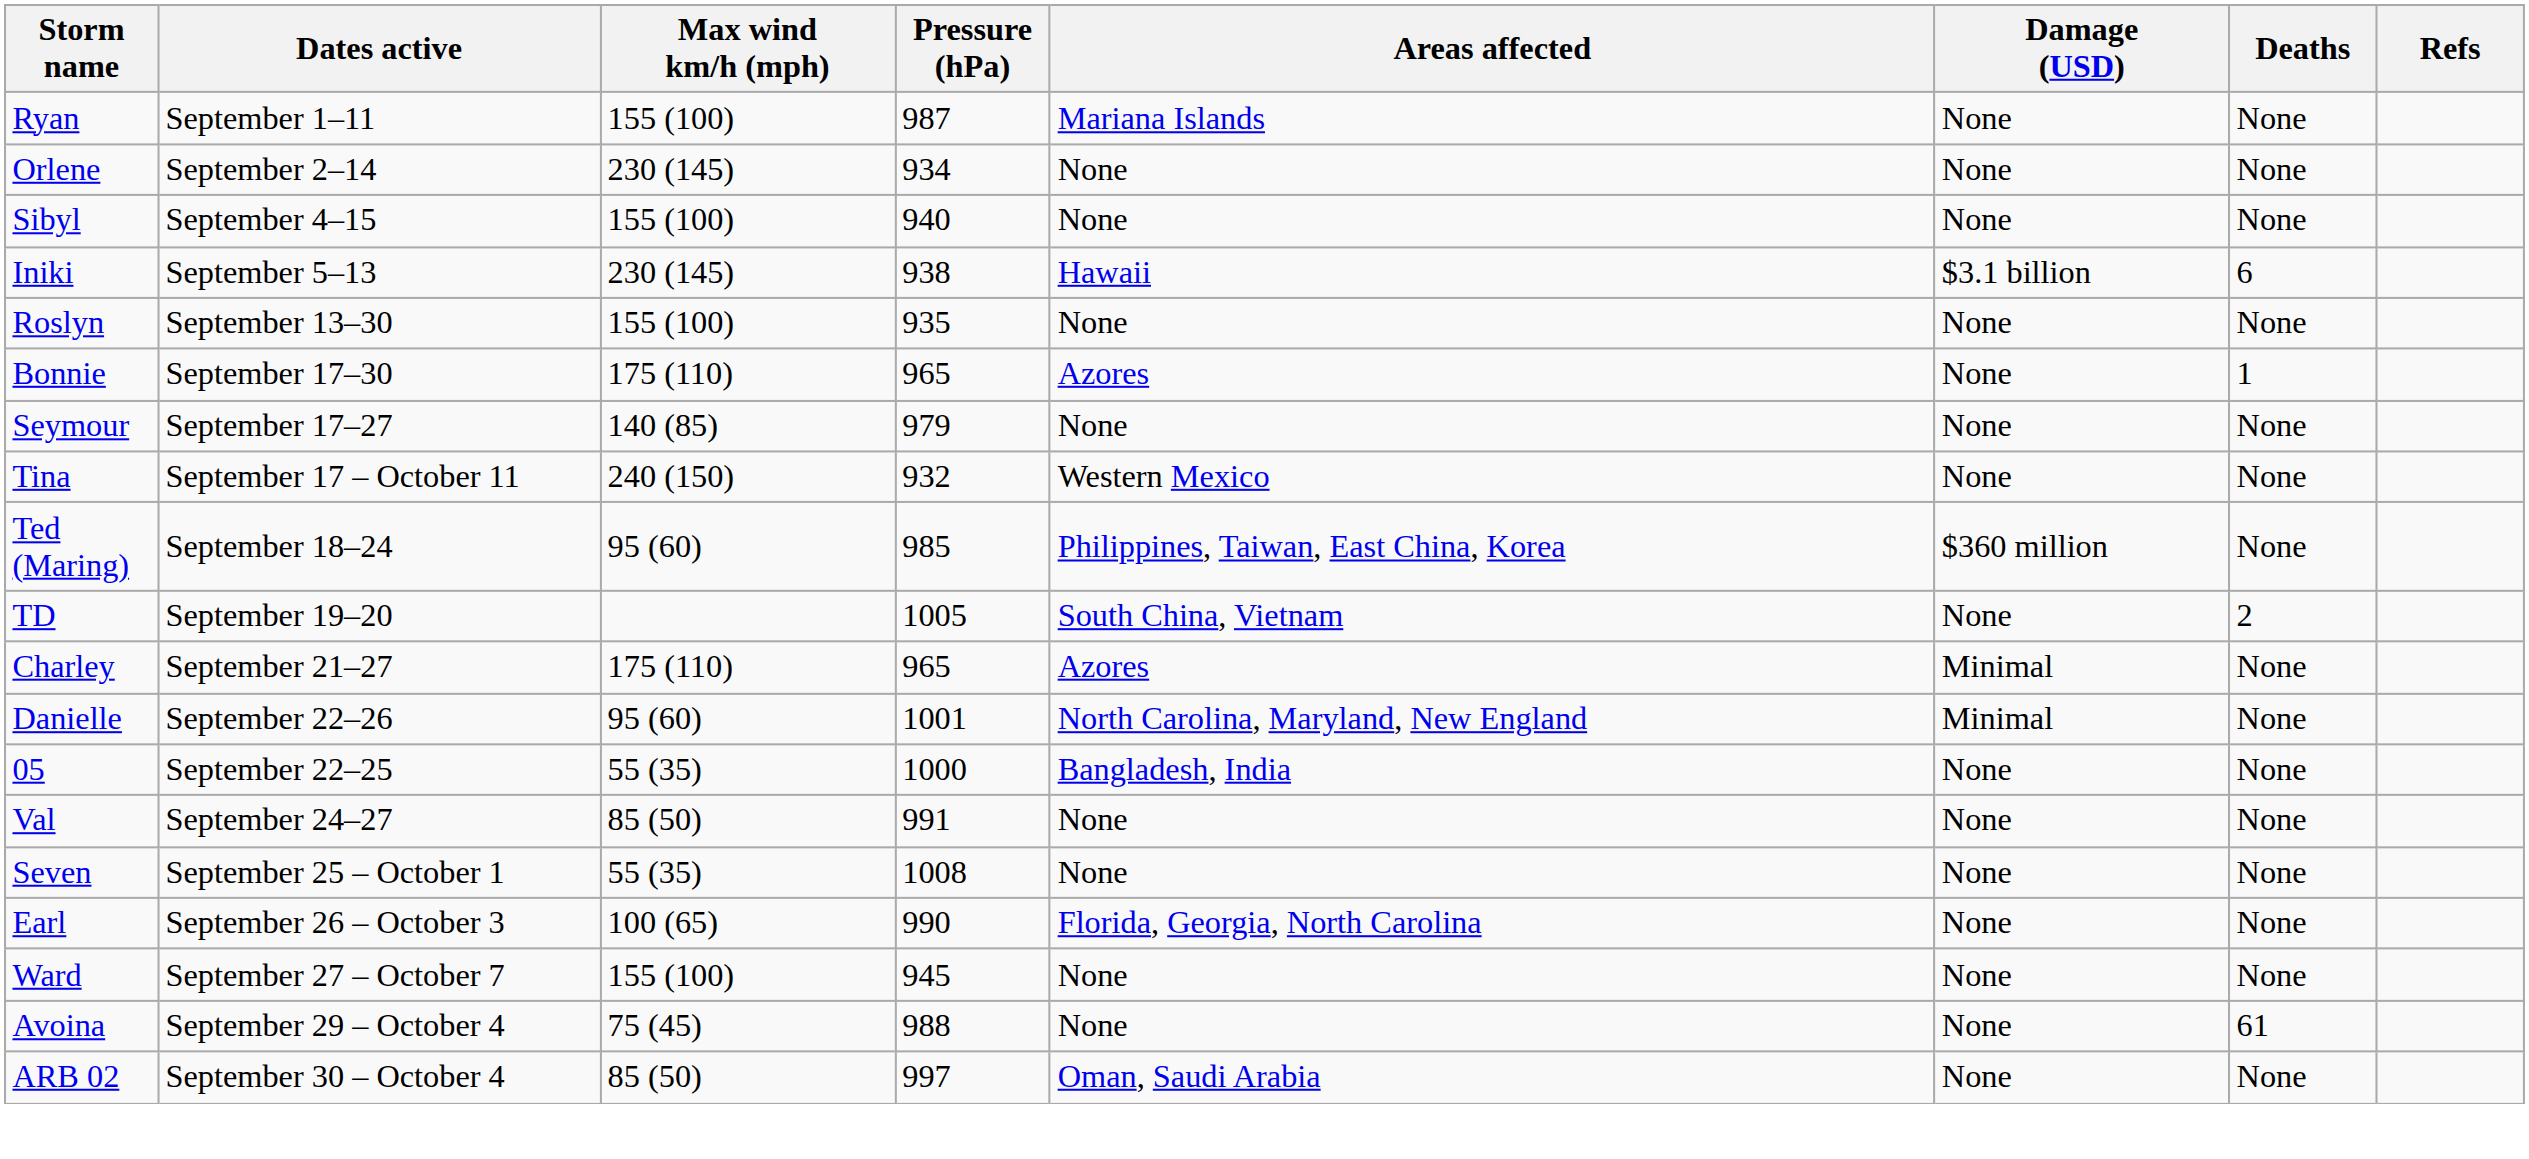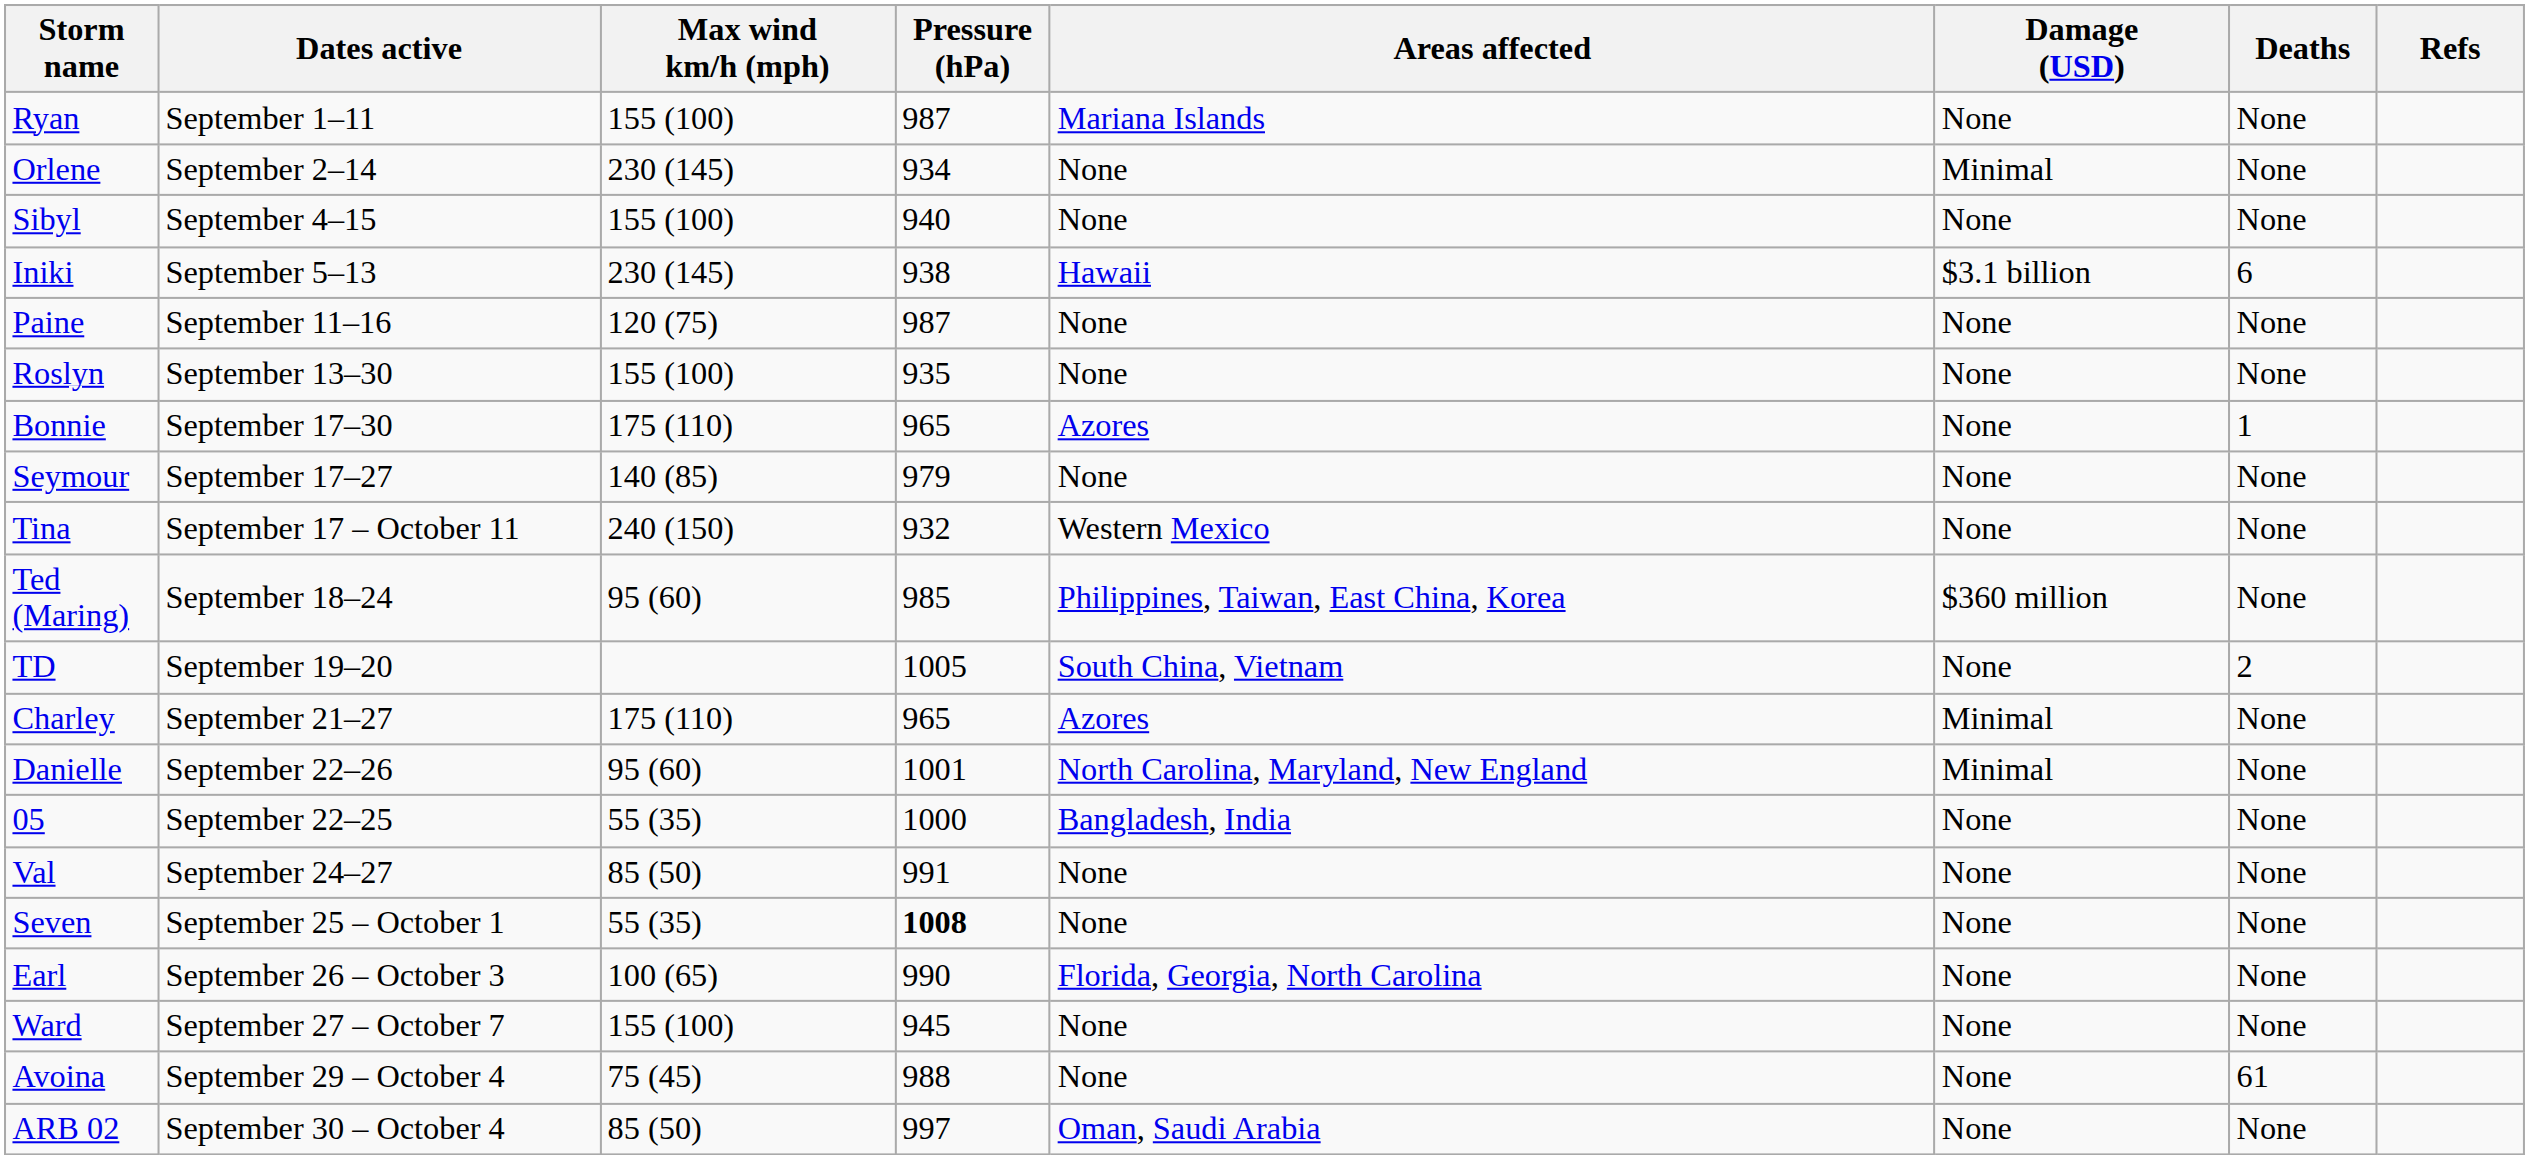(1977, 169) None -> (1998, 169) Minimal
+ row: (48, 322)
(935, 871) normal -> (935, 922) bold
